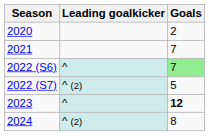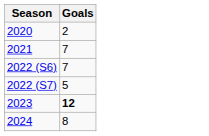- column: (114, 13)
(173, 67) lightgreen background -> (65, 67) no background
